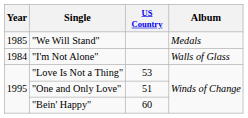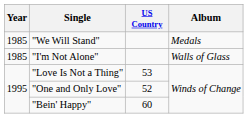(17, 56) 1984 -> (17, 56) 1985
(147, 89) 51 -> (147, 89) 52
